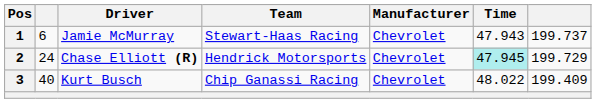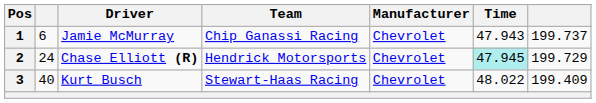(282, 37) Stewart-Haas Racing -> (282, 37) Chip Ganassi Racing
(282, 81) Chip Ganassi Racing -> (282, 81) Stewart-Haas Racing
